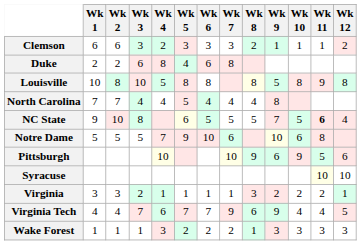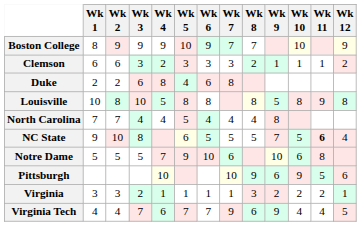+ row: (44, 45)
- row: (44, 175)
- row: (44, 231)
